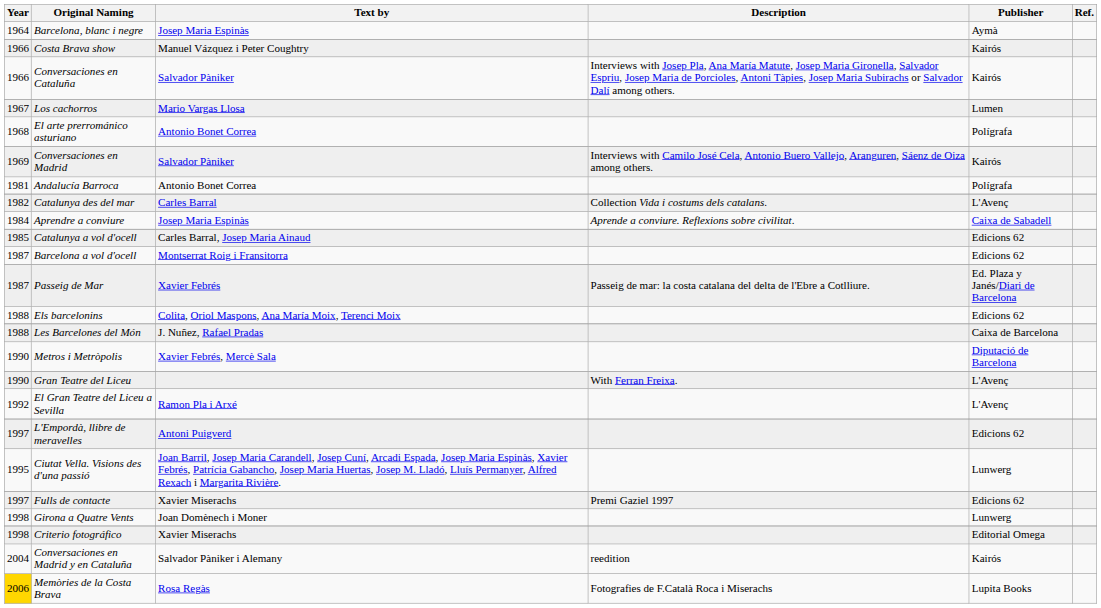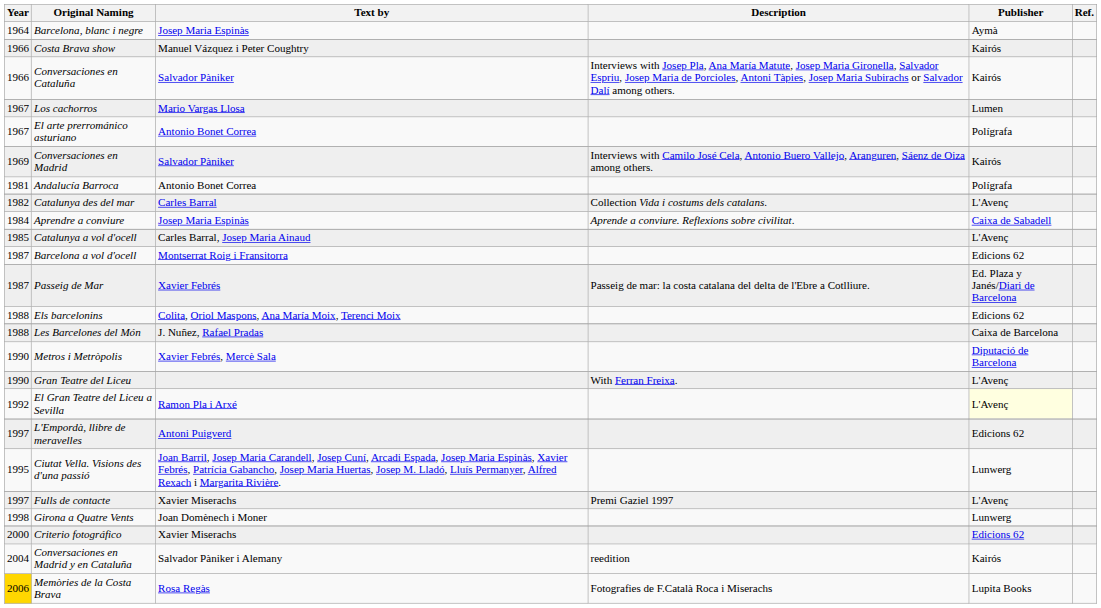(18, 131) 1968 -> (18, 131) 1967
(998, 238) Edicions 62 -> (990, 238) L'Avenç
(990, 404) no background -> (990, 404) lightyellow background
(998, 500) Edicions 62 -> (990, 500) L'Avenç
(18, 535) 1998 -> (18, 535) 2000
(1008, 535) Editorial Omega -> (998, 535) Edicions 62
